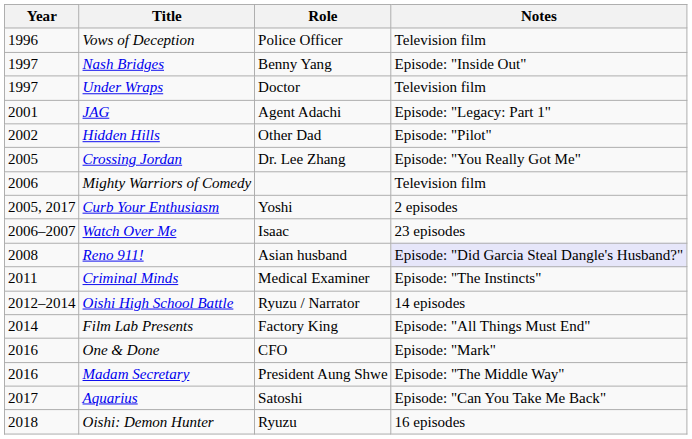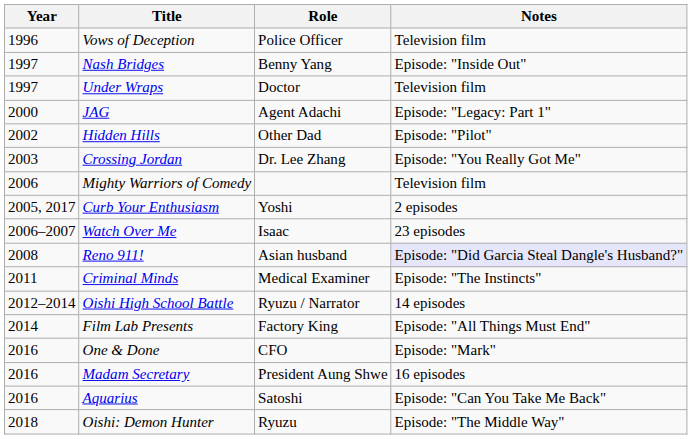(23, 111) 2001 -> (23, 111) 2000
(23, 159) 2005 -> (23, 159) 2003
(480, 374) Episode: "The Middle Way" -> (430, 374) 16 episodes
(23, 398) 2017 -> (23, 398) 2016
(430, 421) 16 episodes -> (480, 421) Episode: "The Middle Way"
